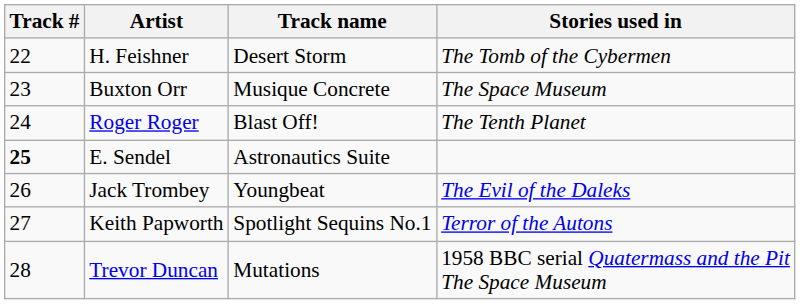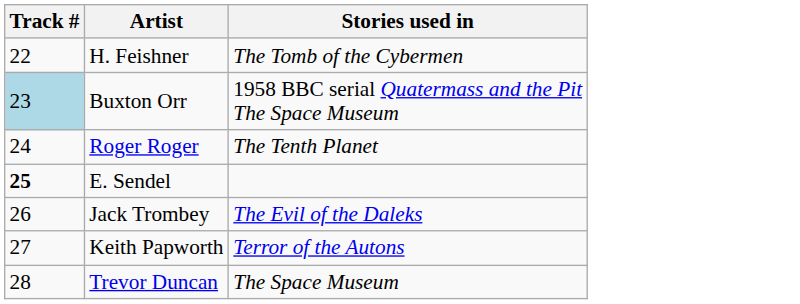- column: (332, 21)
(20, 88) no background -> (20, 100) lightblue background
(524, 88) The Space Museum -> (408, 100) 1958 BBC serial Quatermass and the Pit The Space Museum
(616, 269) 1958 BBC serial Quatermass and the Pit The Space Museum -> (316, 281) The Space Museum
